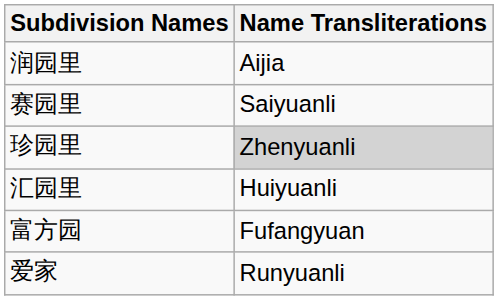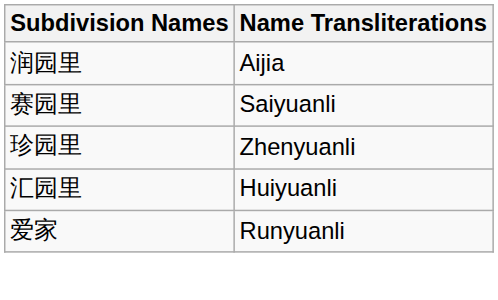(297, 147) lightgrey background -> (297, 147) no background
- row: (46, 230)
